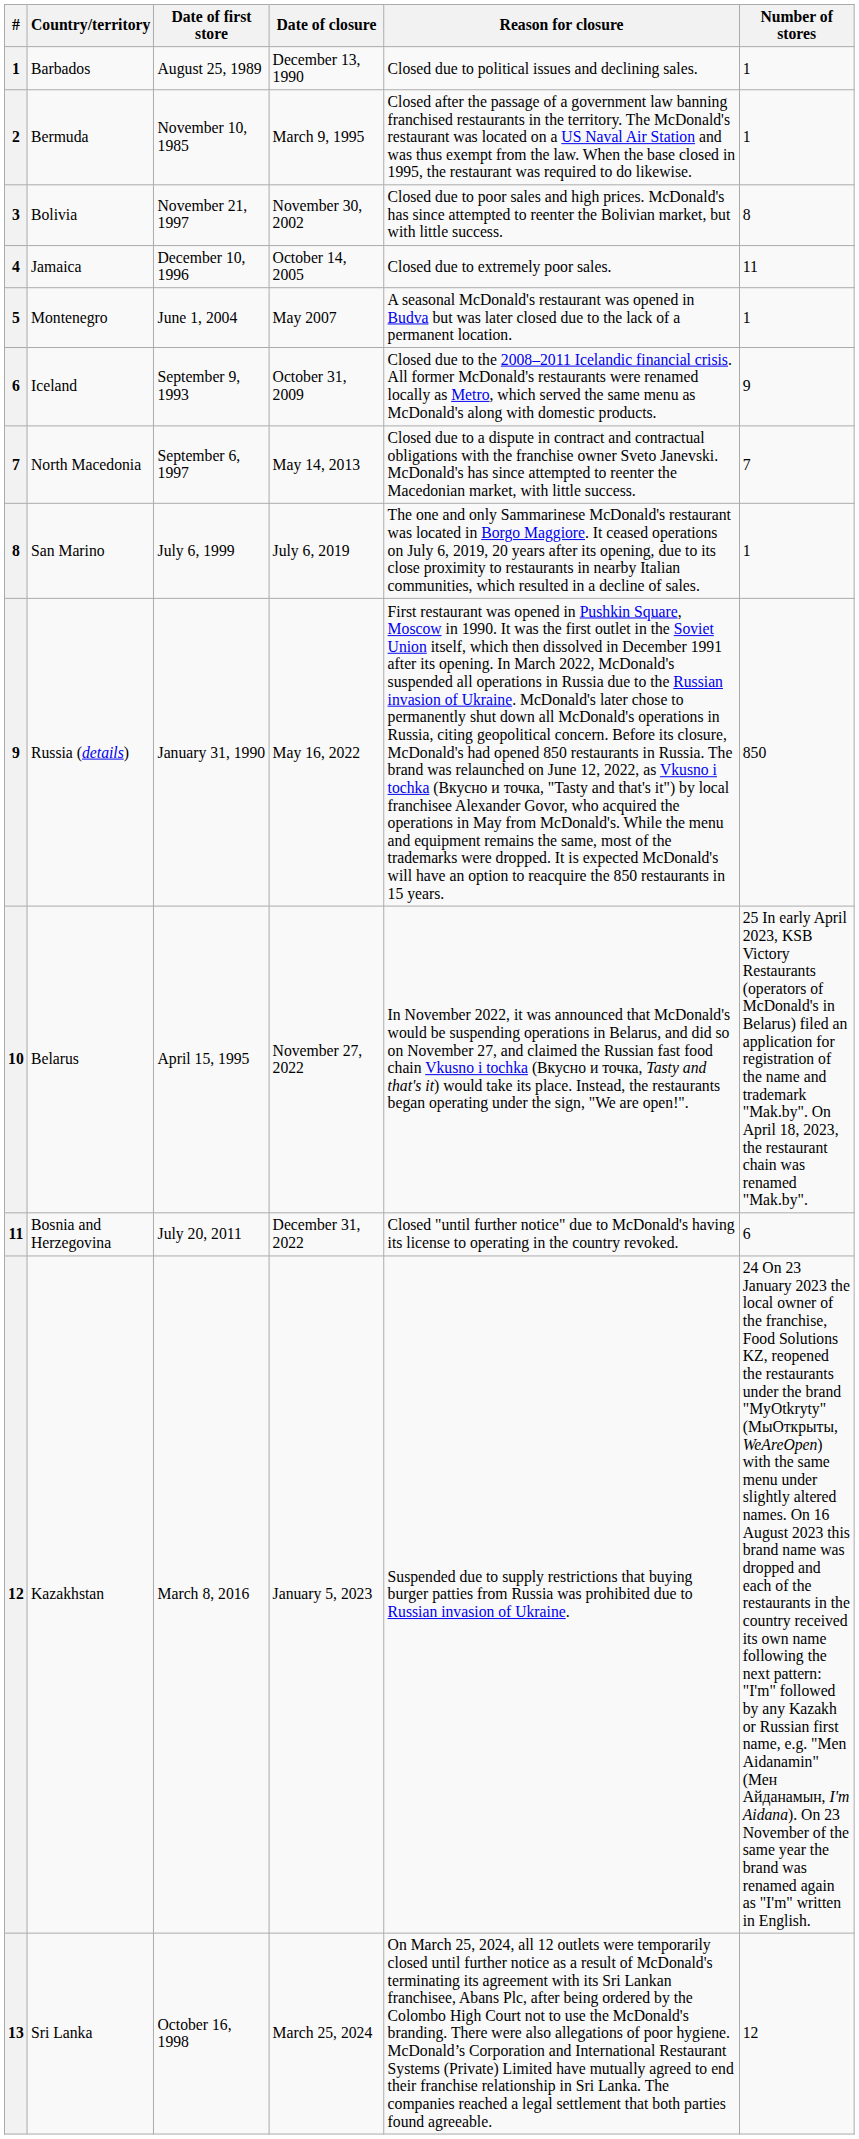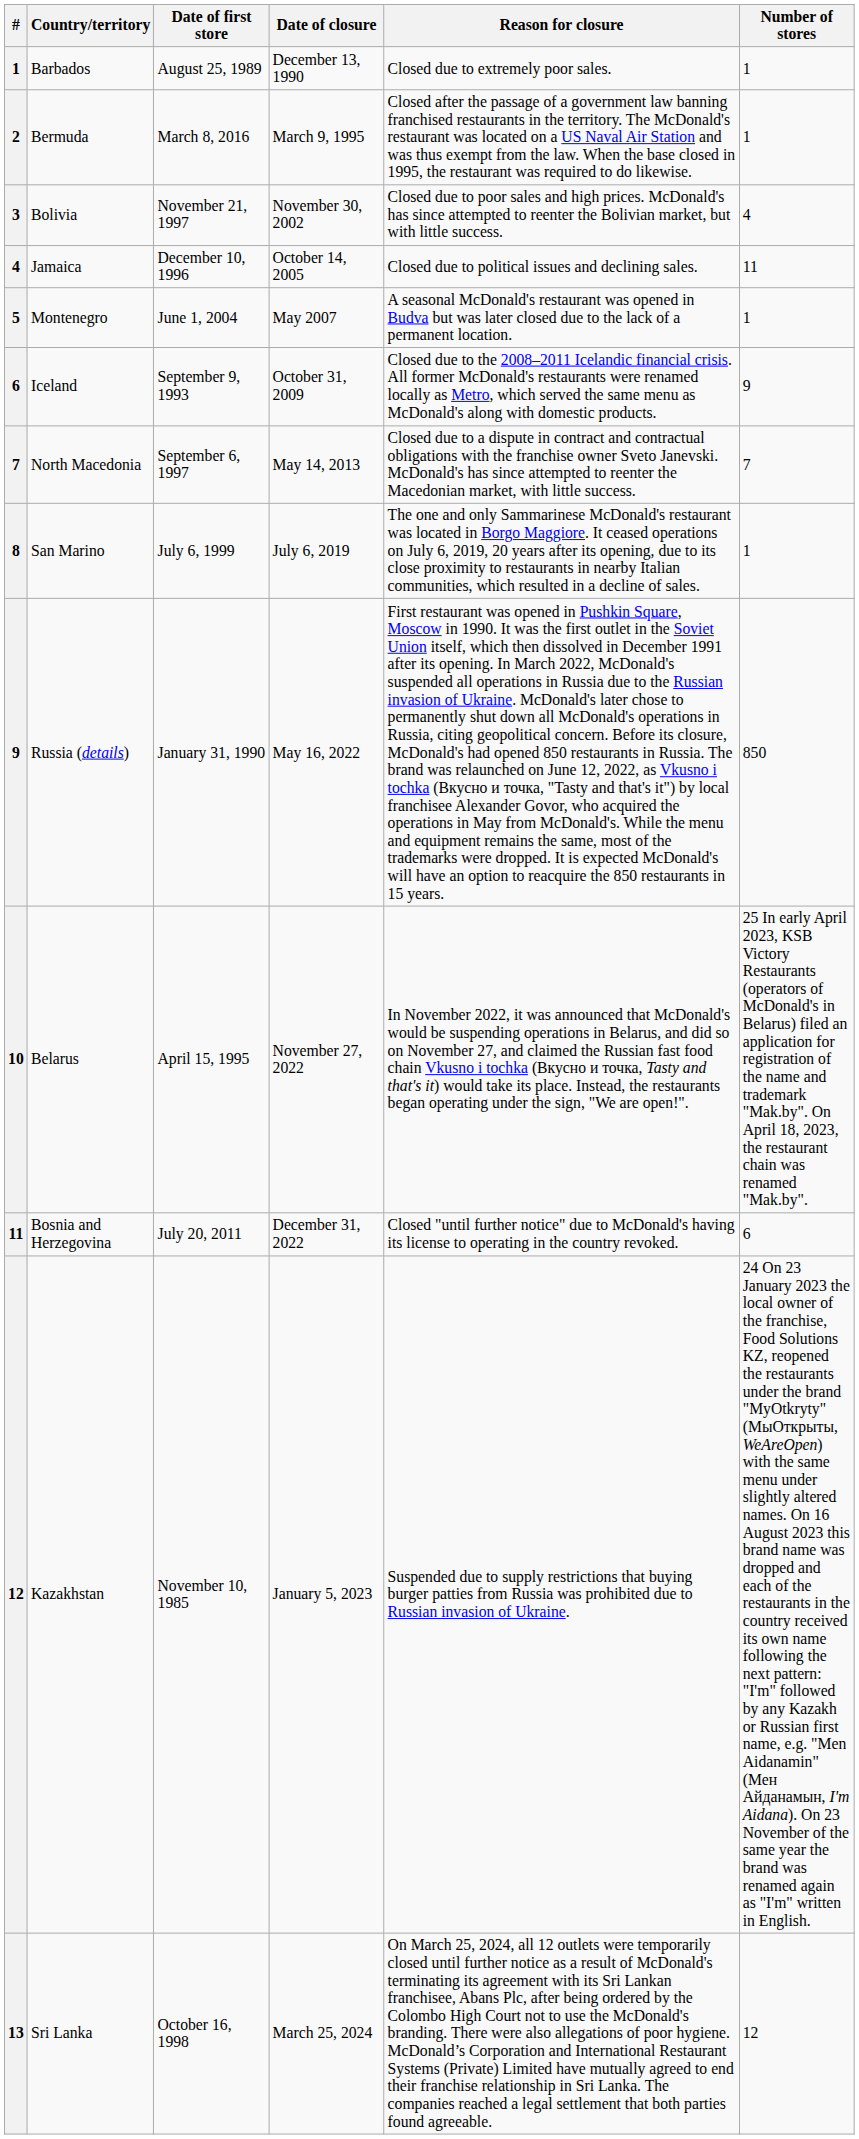(543, 68) Closed due to political issues and declining sales. -> (500, 68) Closed due to extremely poor sales.
(202, 137) November 10, 1985 -> (203, 137) March 8, 2016
(747, 215) 8 -> (747, 215) 4
(500, 266) Closed due to extremely poor sales. -> (543, 266) Closed due to political issues and declining sales.
(203, 1594) March 8, 2016 -> (202, 1594) November 10, 1985
